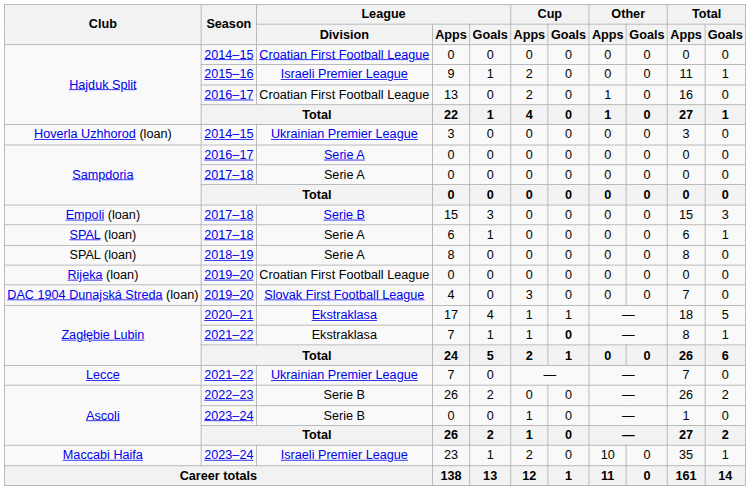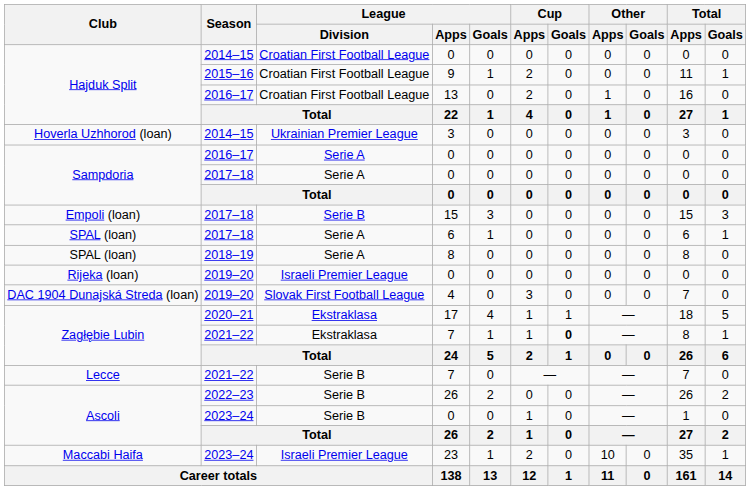(344, 74) Israeli Premier League -> (344, 74) Croatian First Football League
(344, 275) Croatian First Football League -> (344, 275) Israeli Premier League
(344, 375) Ukrainian Premier League -> (344, 375) Serie B
